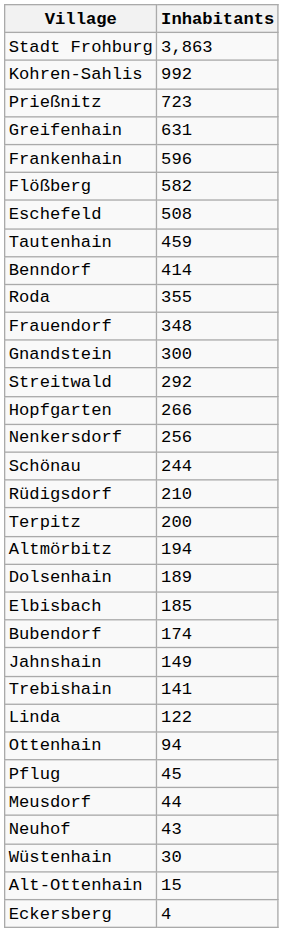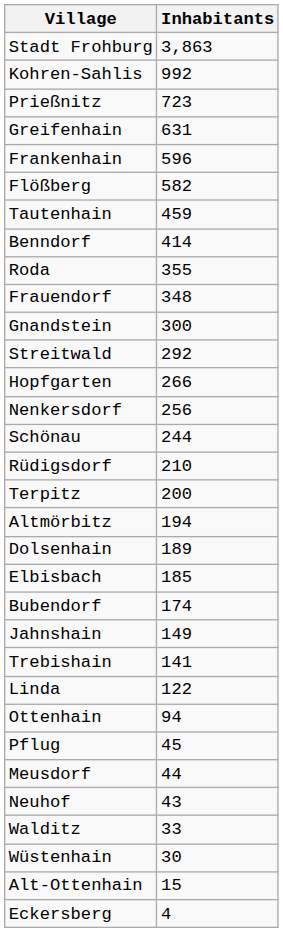- row: (55, 214)
+ row: (45, 830)
